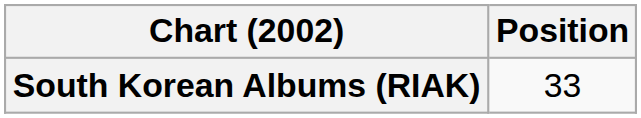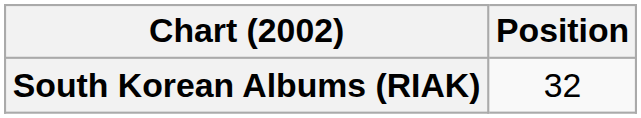(563, 84) 33 -> (563, 84) 32
